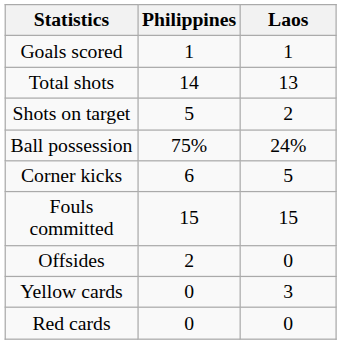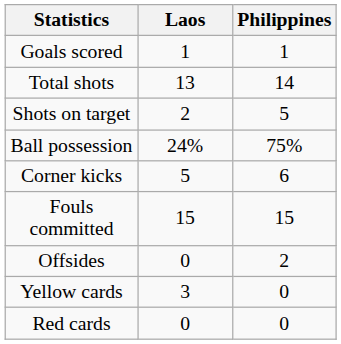columns swapped: (288, 20) <-> (189, 20)
